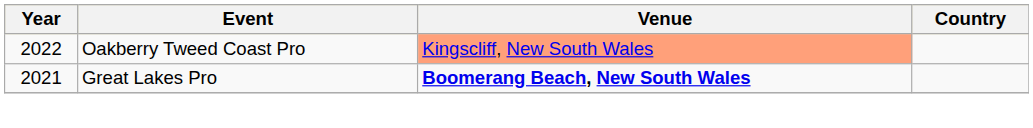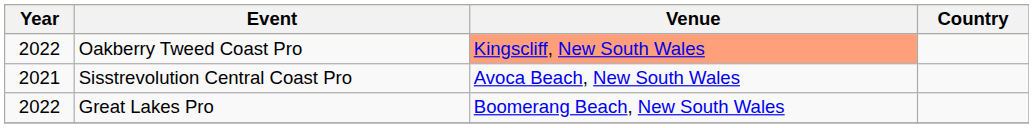+ row: (215, 78)
(41, 78) 2021 -> (39, 107) 2022
(586, 78) bold -> (629, 107) normal
